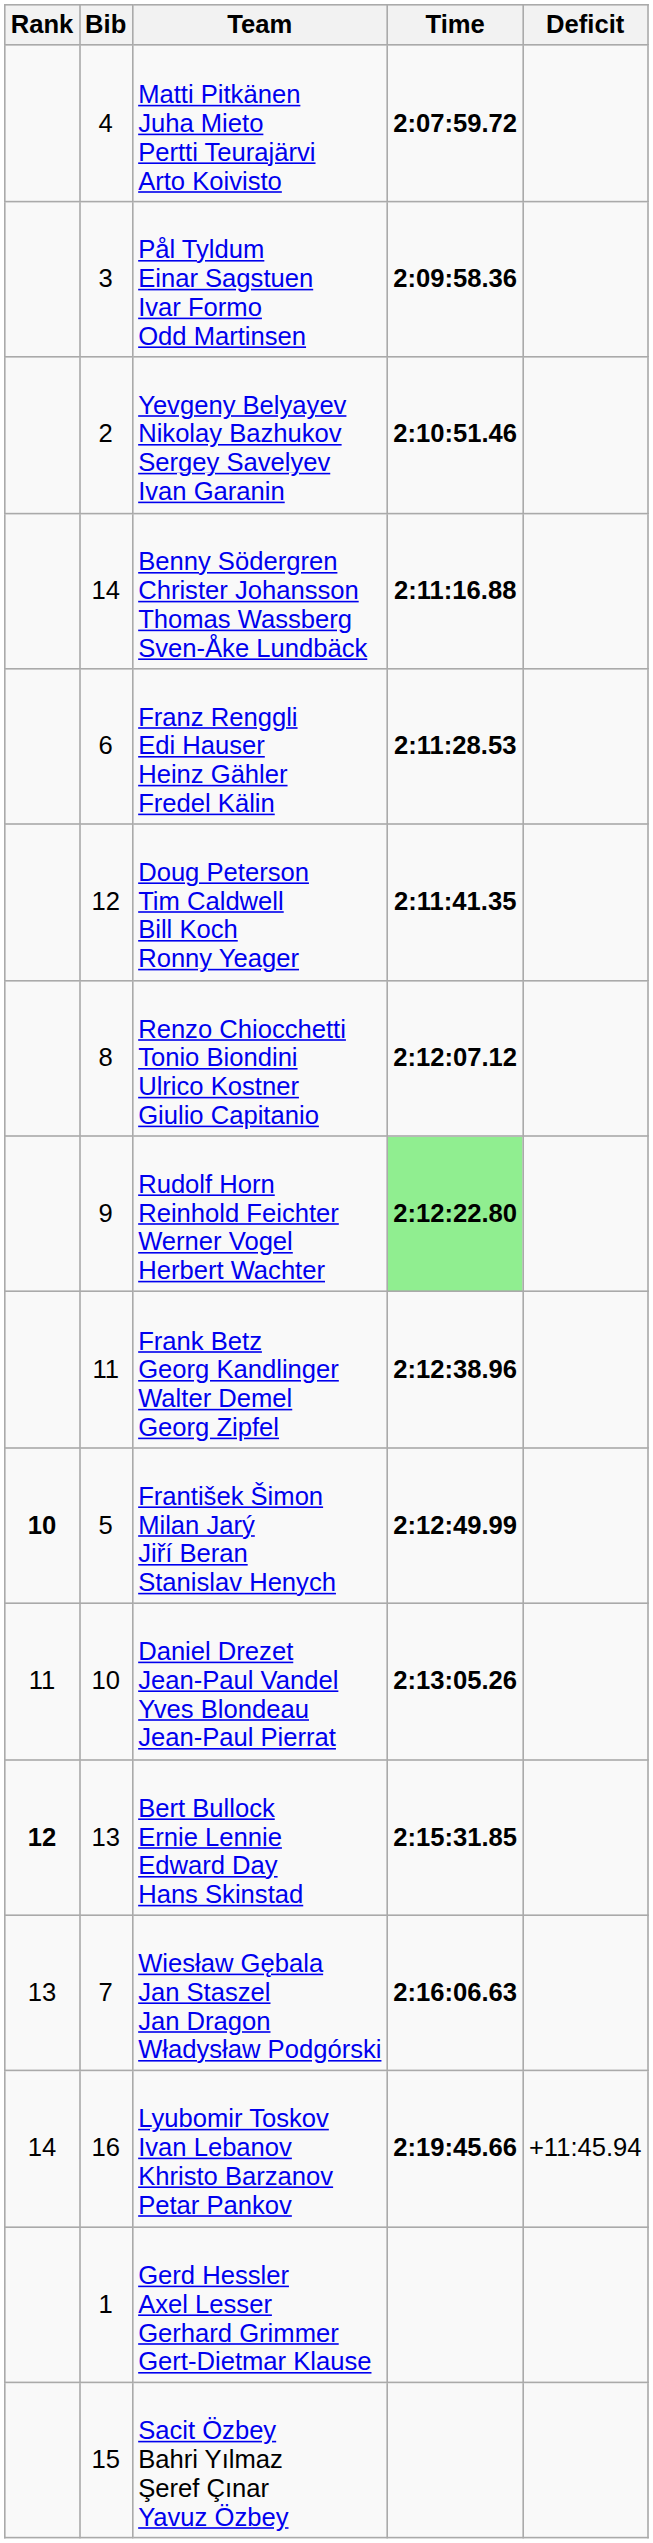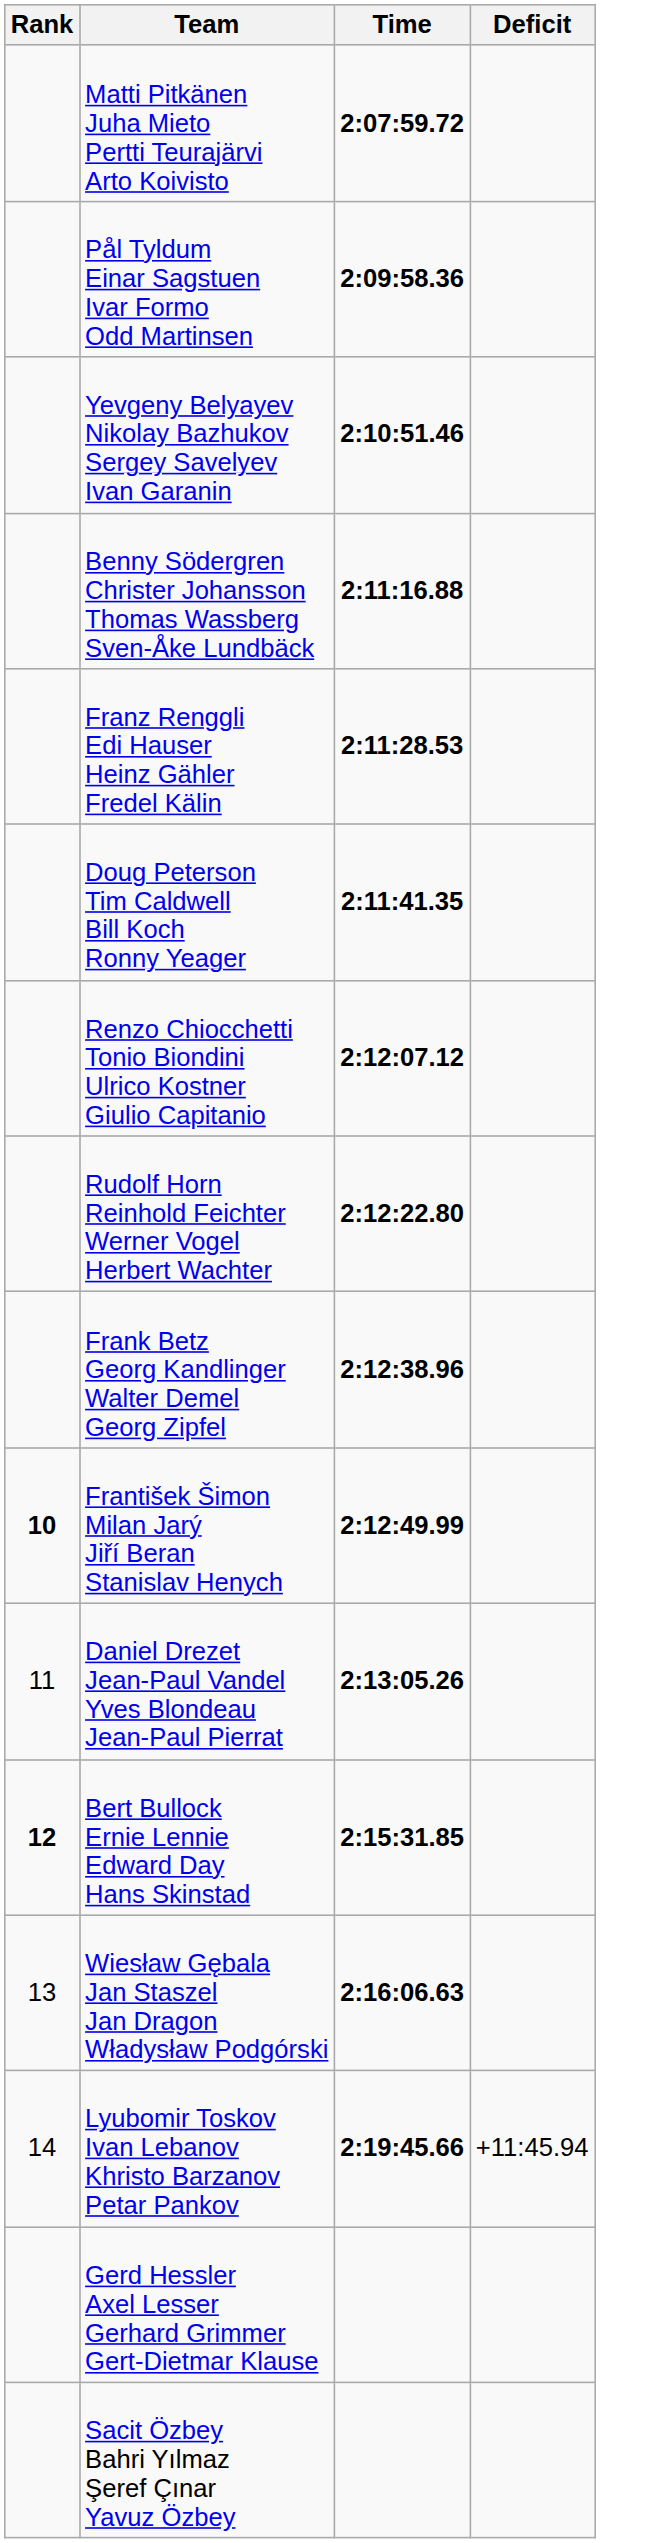- column: (106, 24)
(455, 1213) lightgreen background -> (402, 1213) no background
